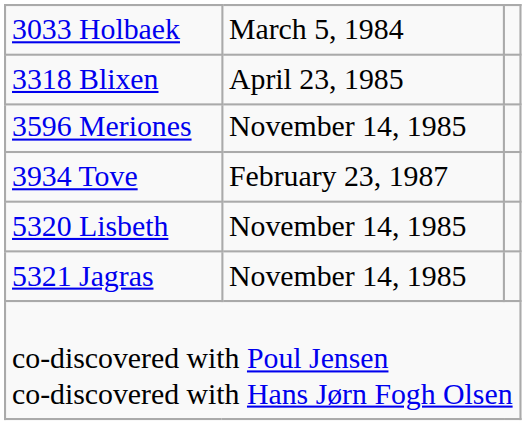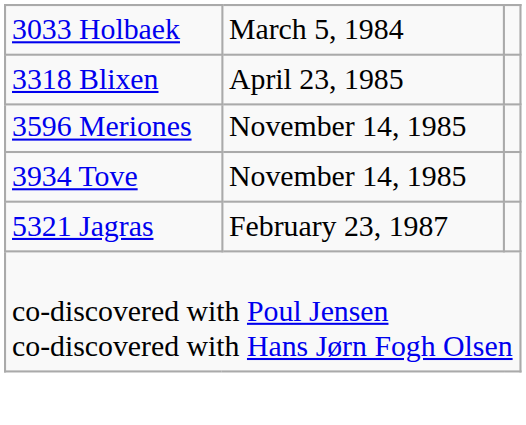(339, 176) February 23, 1987 -> (348, 176) November 14, 1985
- row: (90, 226)
(348, 275) November 14, 1985 -> (339, 226) February 23, 1987
